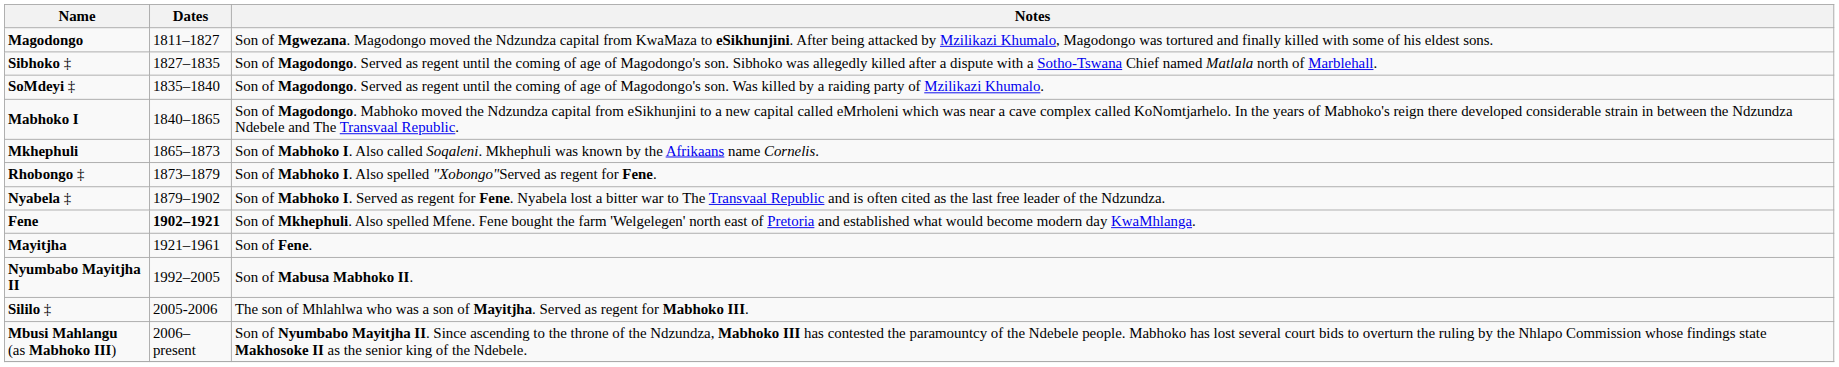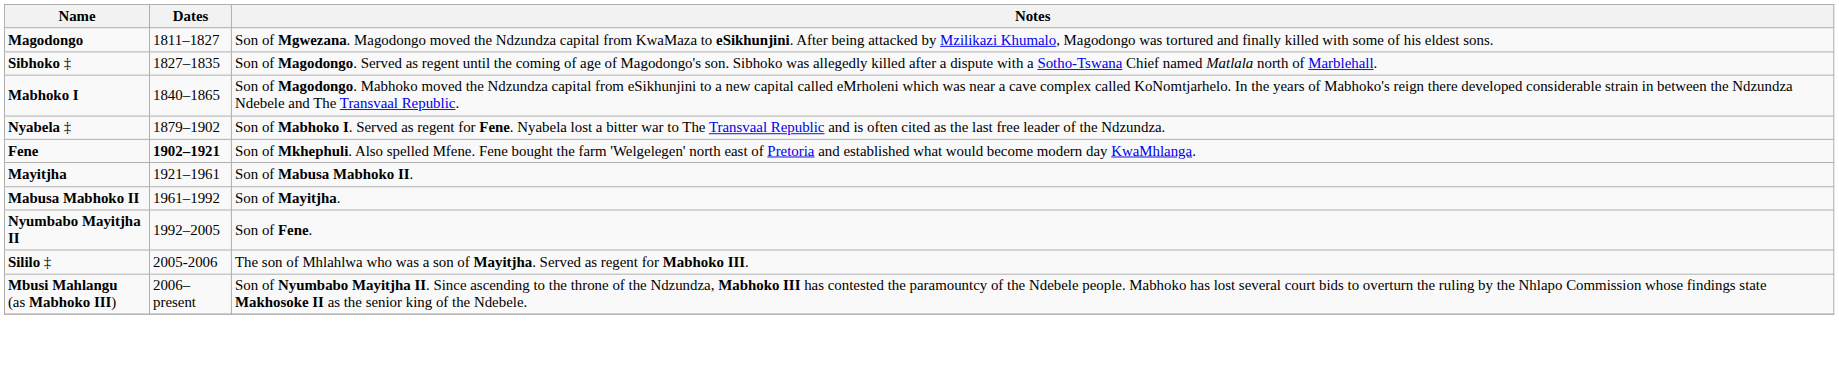- row: (42, 87)
- row: (43, 151)
- row: (46, 174)
(274, 245) Son of Fene. -> (324, 174) Son of Mabusa Mabhoko II.
+ row: (74, 198)
(324, 277) Son of Mabusa Mabhoko II. -> (274, 230) Son of Fene.
